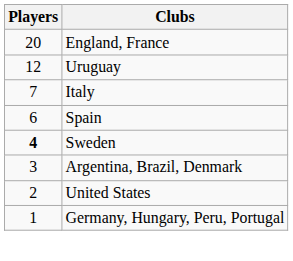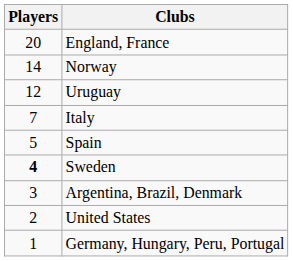+ row: (91, 67)
(33, 117) 6 -> (33, 142) 5
